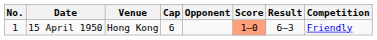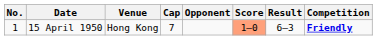(172, 28) 6 -> (172, 28) 7
(330, 28) normal -> (330, 28) bold
